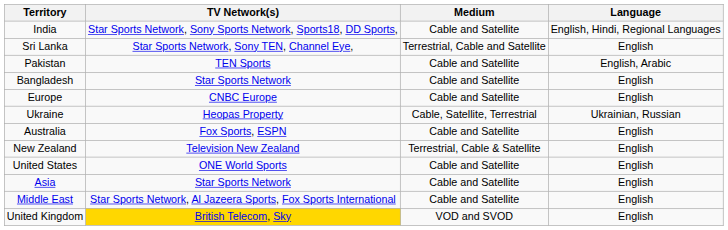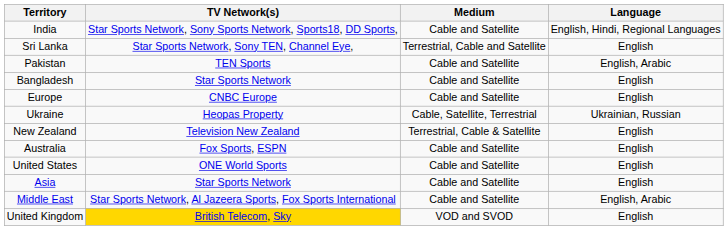rows swapped: (45, 132) <-> (45, 149)
(636, 200) English -> (636, 200) English, Arabic
